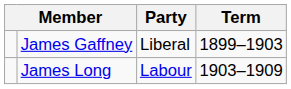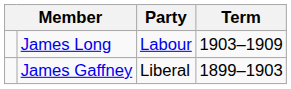rows swapped: (76, 44) <-> (66, 70)
